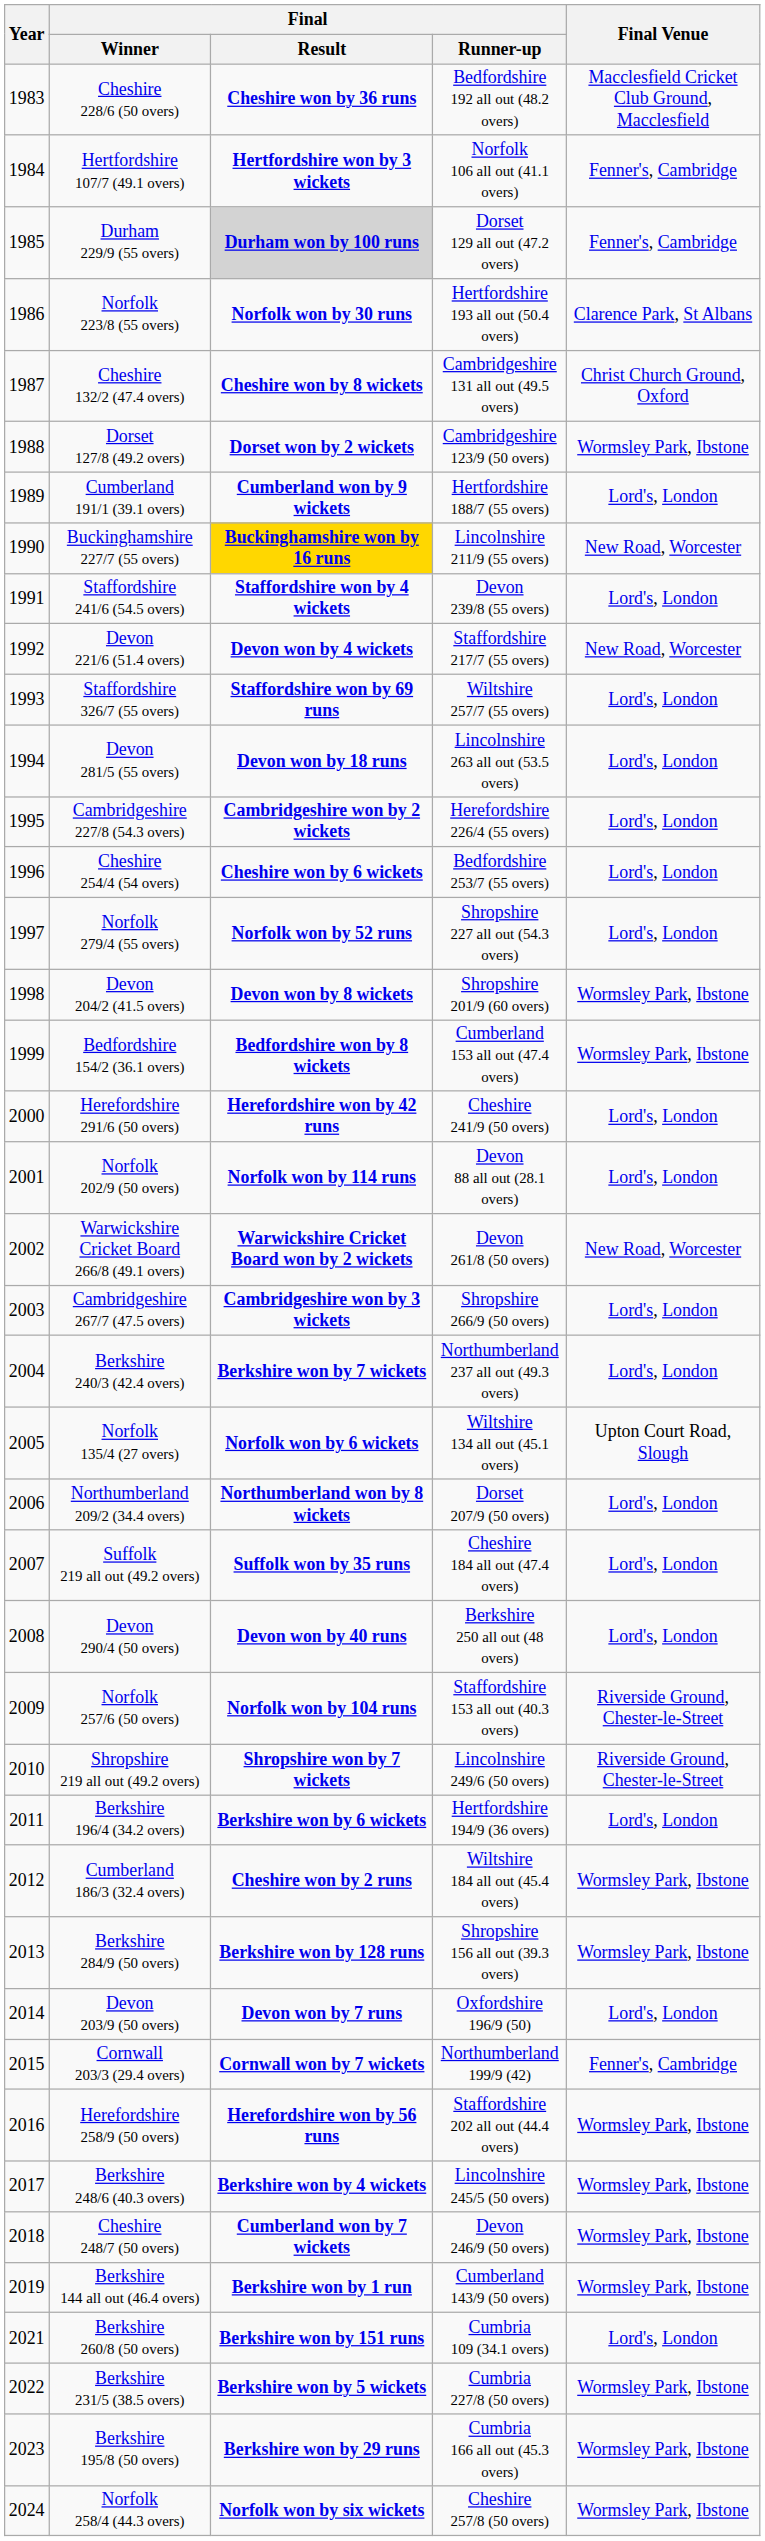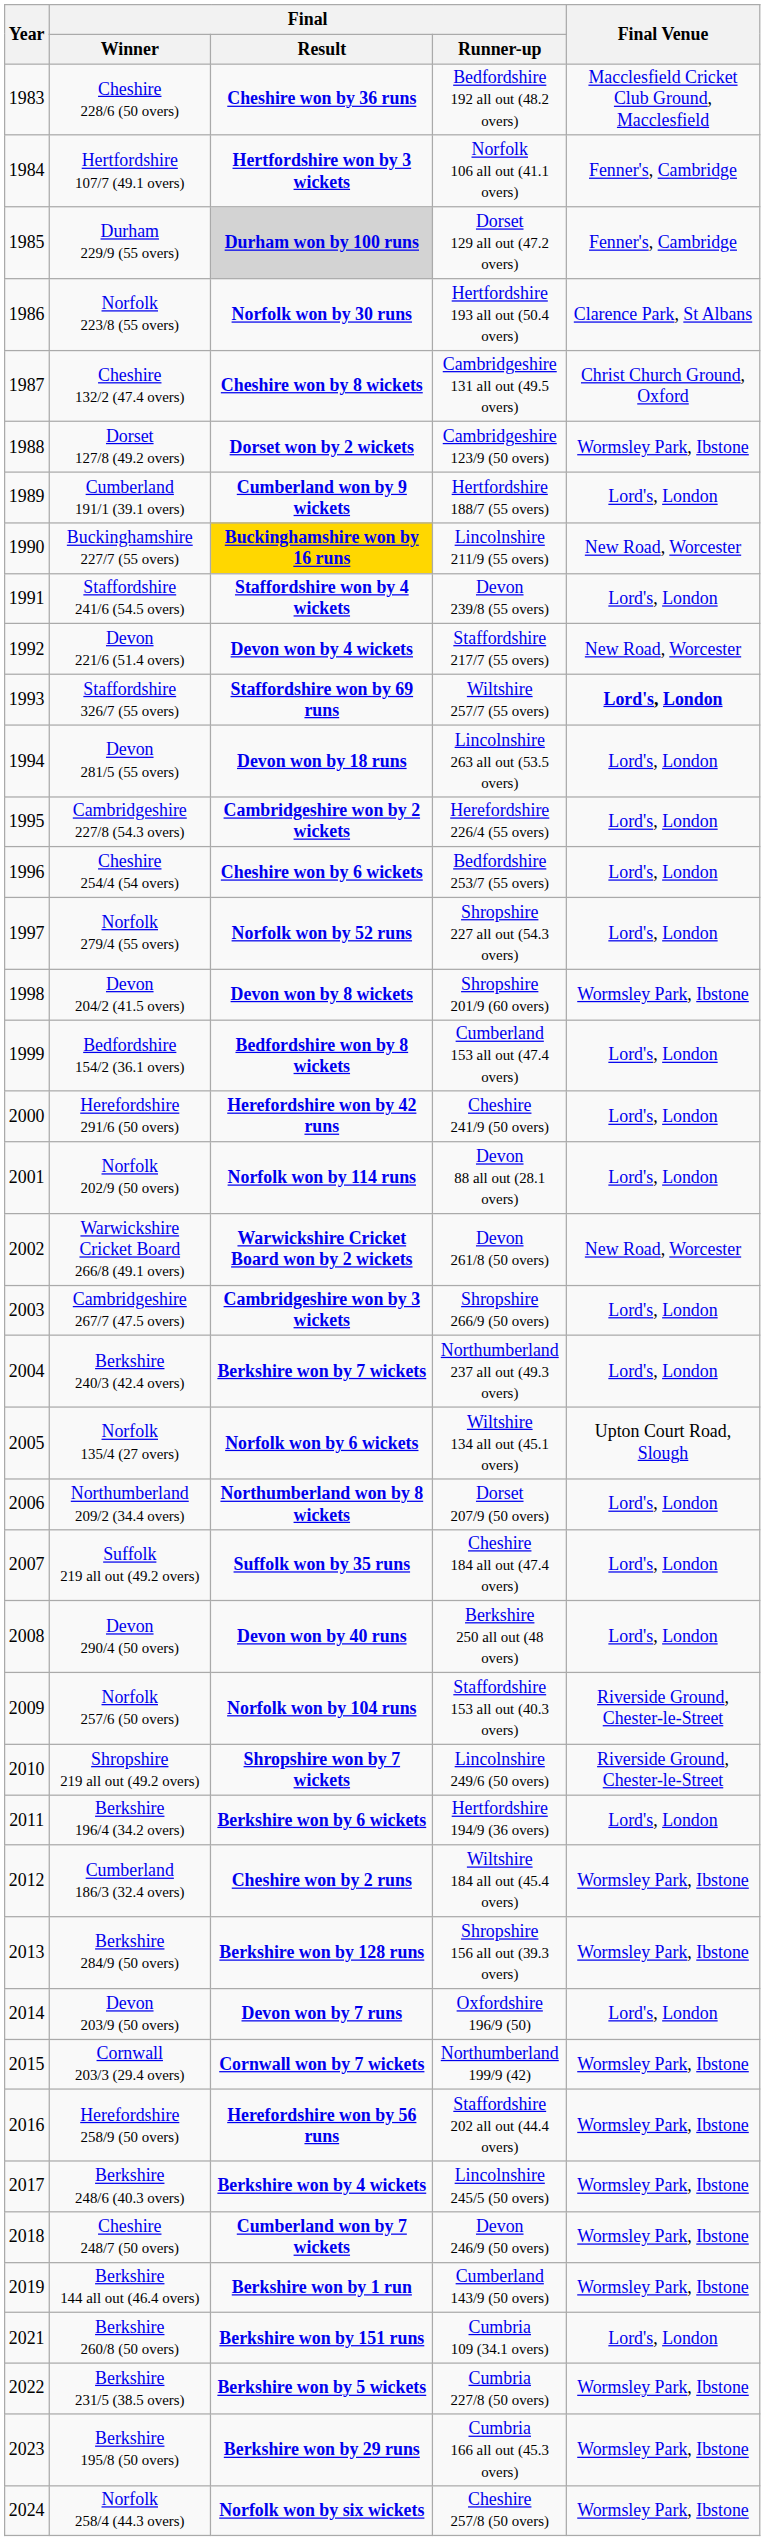(663, 699) normal -> (663, 699) bold
(663, 1055) Wormsley Park, Ibstone -> (663, 1055) Lord's, London
(663, 2064) Fenner's, Cambridge -> (663, 2064) Wormsley Park, Ibstone
